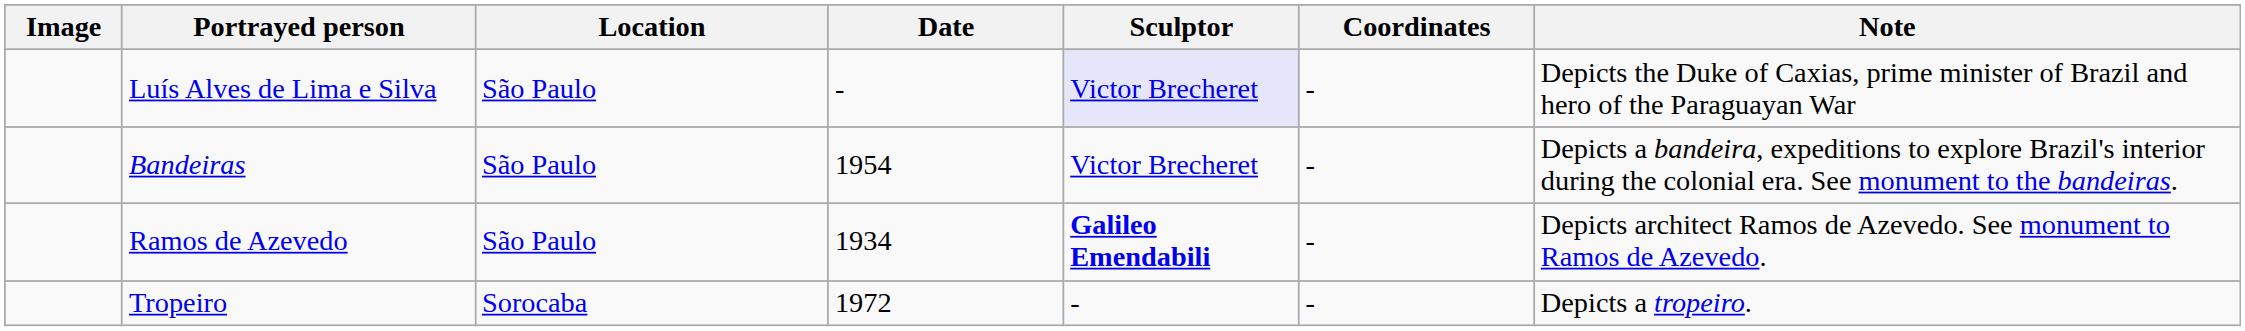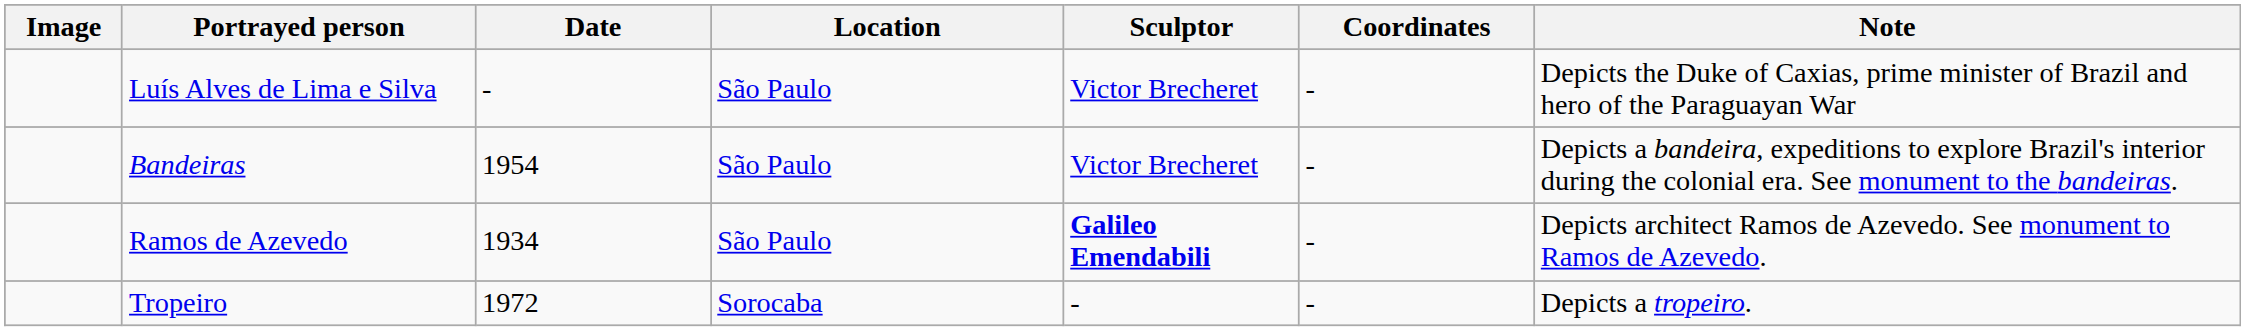columns swapped: (652, 26) <-> (946, 26)
(1164, 87) lavender background -> (1164, 87) no background
